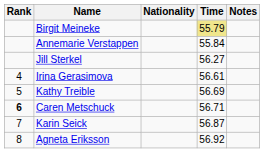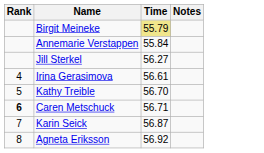- column: (169, 12)
(212, 92) 56.69 -> (156, 92) 56.70
